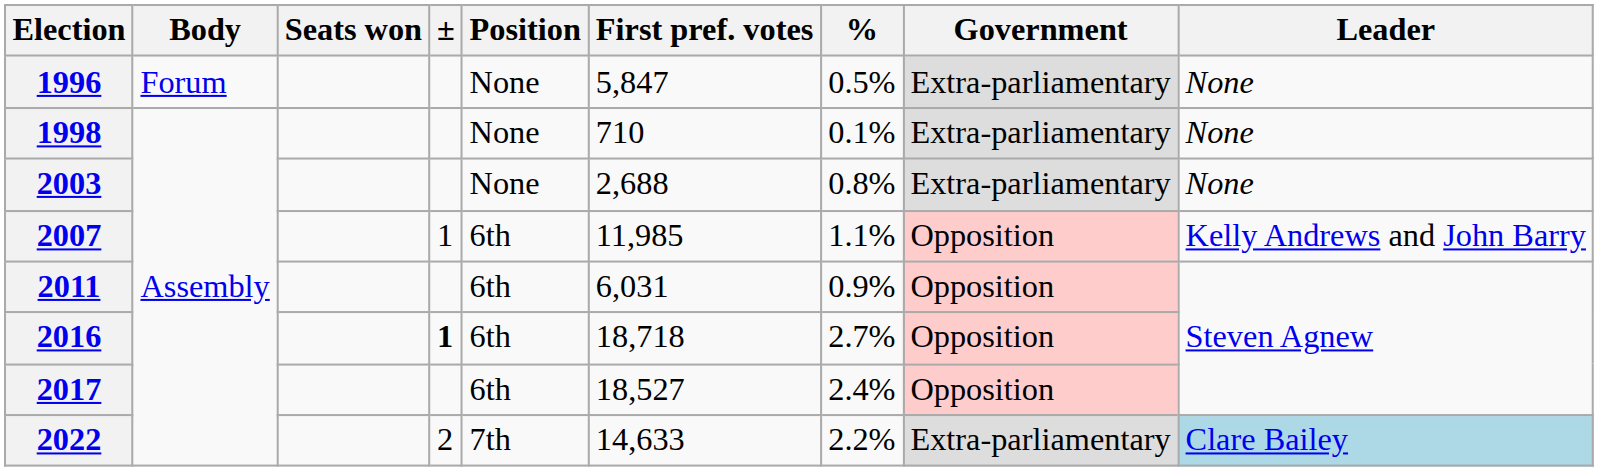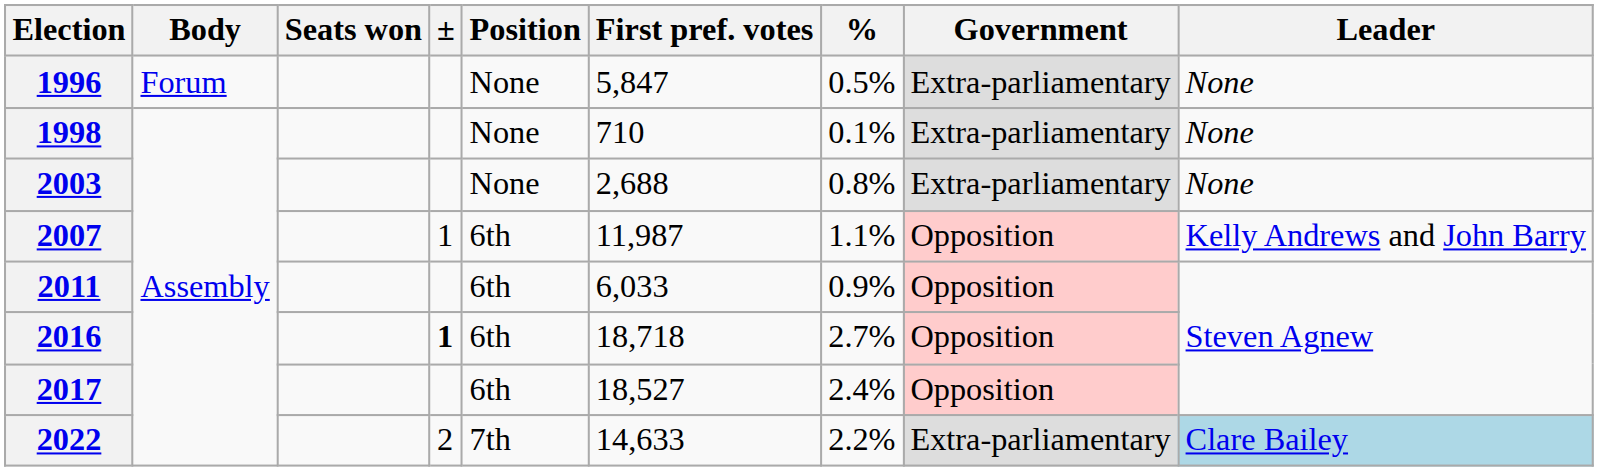(640, 235) 11,985 -> (640, 235) 11,987
(632, 286) 6,031 -> (632, 286) 6,033
